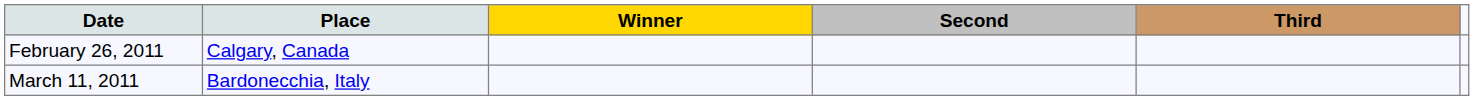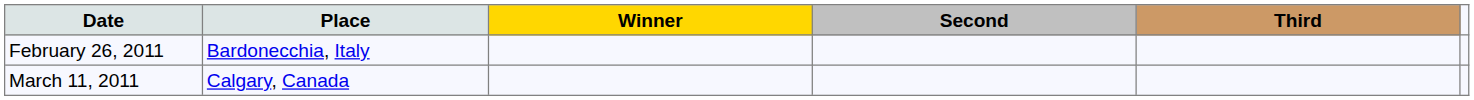(278, 50) Calgary, Canada -> (288, 50) Bardonecchia, Italy
(288, 80) Bardonecchia, Italy -> (278, 80) Calgary, Canada
